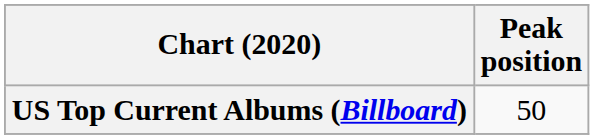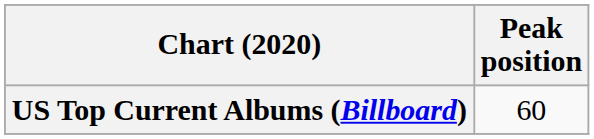(531, 109) 50 -> (531, 109) 60
